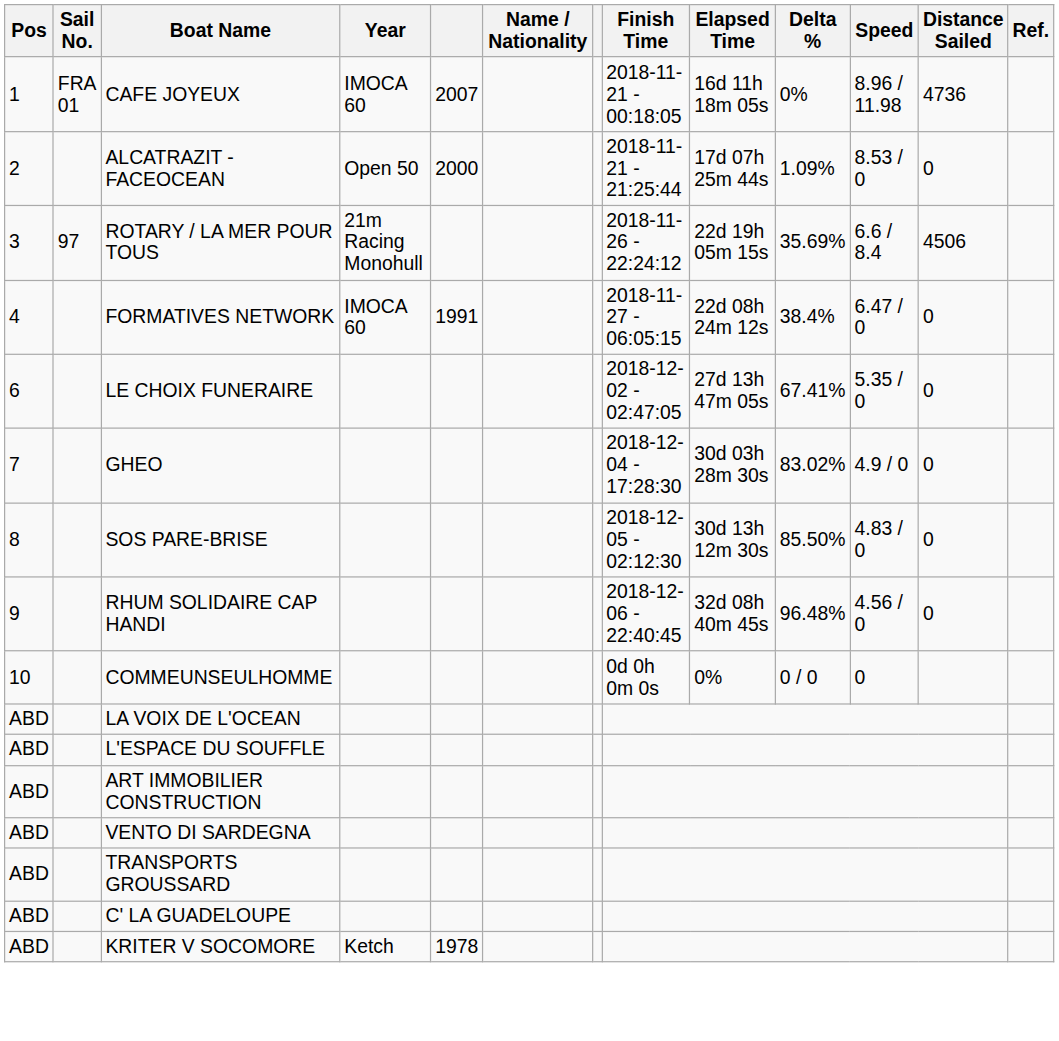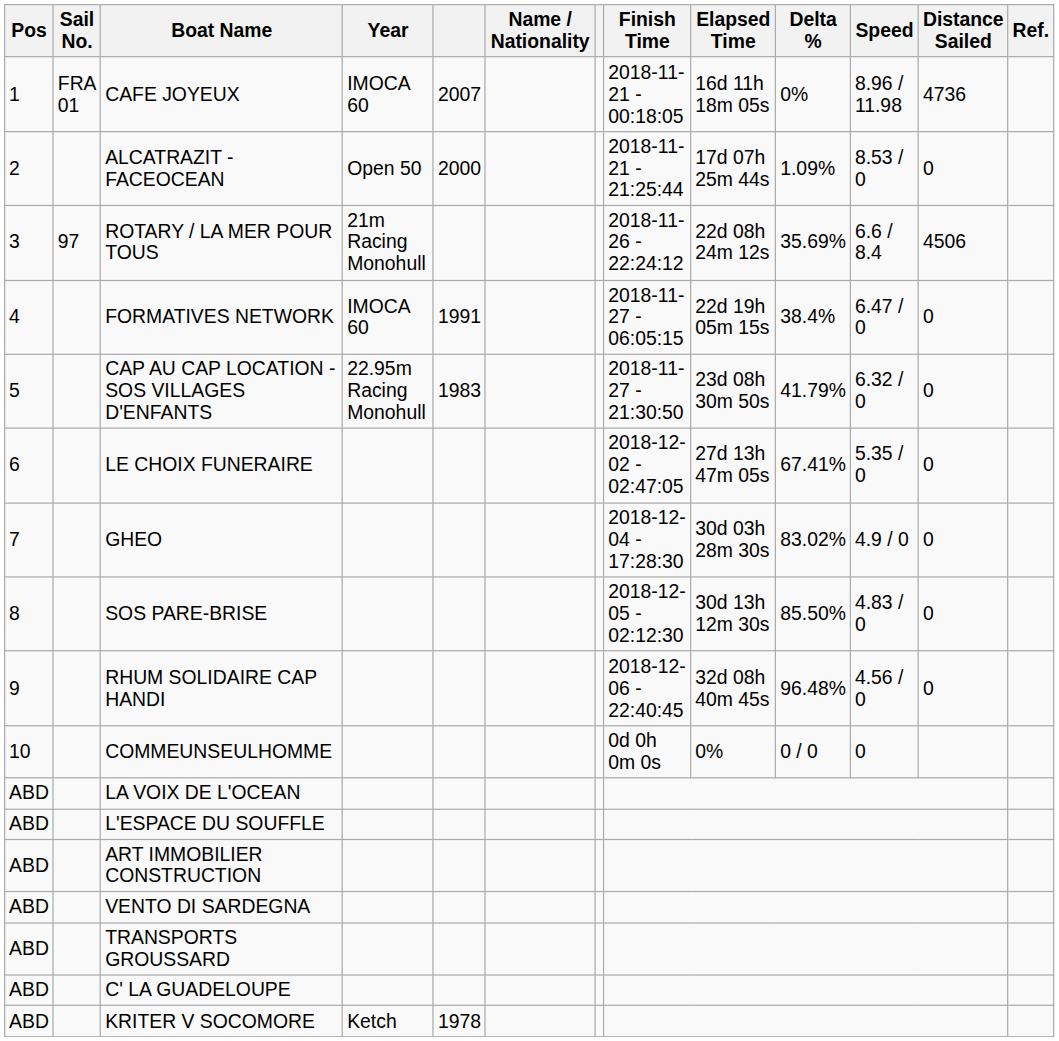(731, 242) 22d 19h 05m 15s -> (732, 242) 22d 08h 24m 12s
(731, 316) 22d 08h 24m 12s -> (732, 316) 22d 19h 05m 15s
+ row: (220, 391)
